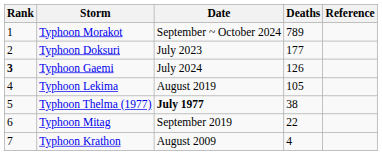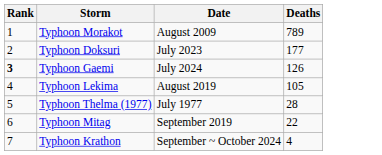- column: (350, 13)
(219, 31) September ~ October 2024 -> (186, 31) August 2009
(180, 104) bold -> (179, 104) normal
(292, 104) 38 -> (292, 104) 28
(186, 141) August 2009 -> (219, 141) September ~ October 2024
